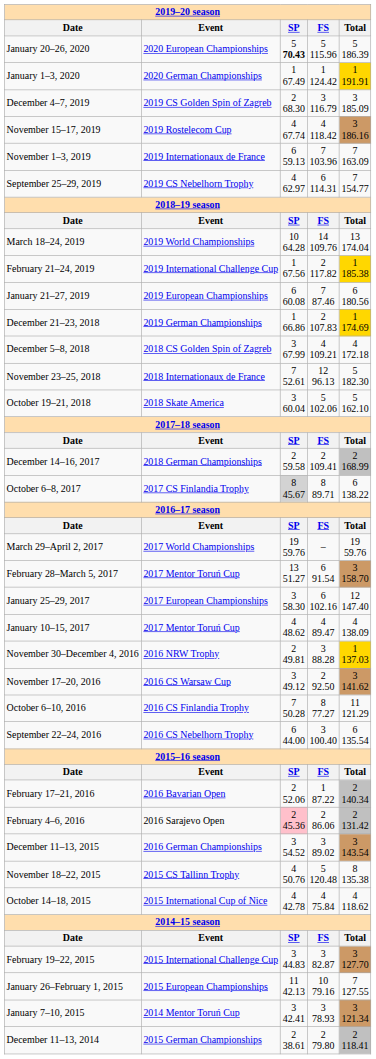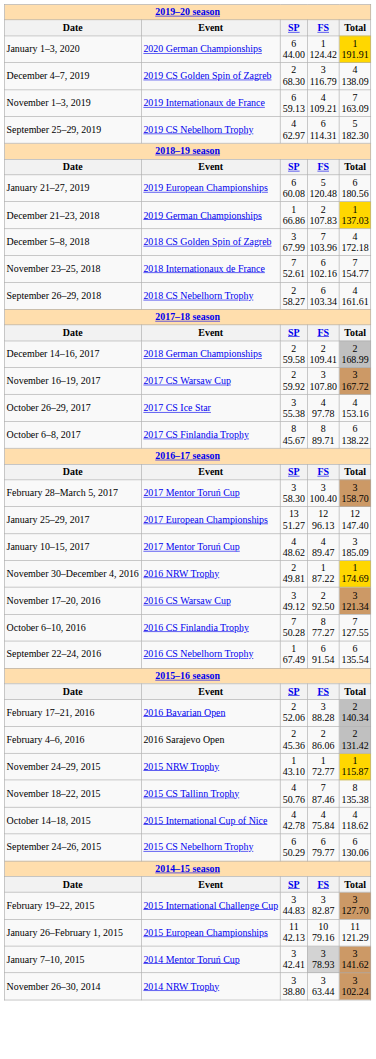- row: (48, 49)
(294, 76) 1 67.49 -> (294, 49) 6 44.00
(355, 103) 3 185.09 -> (355, 76) 4 138.09
- row: (54, 130)
(323, 156) 7 103.96 -> (323, 103) 4 109.21
(355, 183) 7 154.77 -> (355, 130) 5 182.30
- row: (46, 242)
- row: (51, 269)
(323, 296) 7 87.46 -> (323, 188) 5 120.48
(355, 322) 1 174.69 -> (355, 215) 1 137.03
(323, 349) 4 109.21 -> (323, 242) 7 103.96
(323, 376) 12 96.13 -> (323, 269) 6 102.16
(355, 376) 5 182.30 -> (355, 269) 7 154.77
- row: (49, 403)
+ row: (54, 296)
+ row: (54, 381)
+ row: (49, 408)
(294, 488) lightgrey background -> (294, 435) no background
- row: (55, 547)
(294, 574) 13 51.27 -> (294, 493) 3 58.30
(323, 574) 6 91.54 -> (323, 493) 3 100.40
(294, 600) 3 58.30 -> (294, 520) 13 51.27
(323, 600) 6 102.16 -> (323, 520) 12 96.13
(355, 627) 4 138.09 -> (355, 547) 3 185.09
(323, 654) 3 88.28 -> (323, 574) 1 87.22
(355, 654) 1 137.03 -> (355, 574) 1 174.69
(355, 681) 3 141.62 -> (355, 600) 3 121.34
(355, 708) 11 121.29 -> (355, 627) 7 127.55
(294, 735) 6 44.00 -> (294, 654) 1 67.49
(323, 735) 3 100.40 -> (323, 654) 6 91.54
(323, 793) 1 87.22 -> (323, 713) 3 88.28
(294, 820) pink background -> (294, 740) no background
- row: (53, 847)
+ row: (54, 766)
(323, 874) 5 120.48 -> (323, 793) 7 87.46
+ row: (54, 847)
(355, 986) 7 127.55 -> (355, 932) 11 121.29
(323, 1013) no background -> (323, 959) lightgrey background
(355, 1013) 3 121.34 -> (355, 959) 3 141.62
- row: (53, 1040)
+ row: (54, 986)
